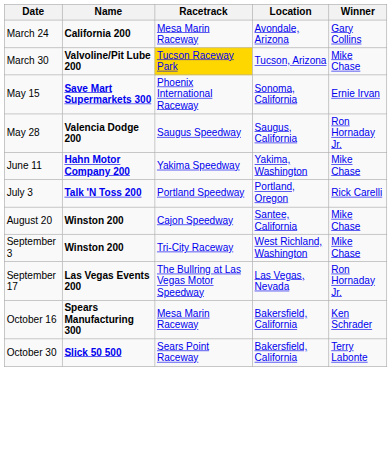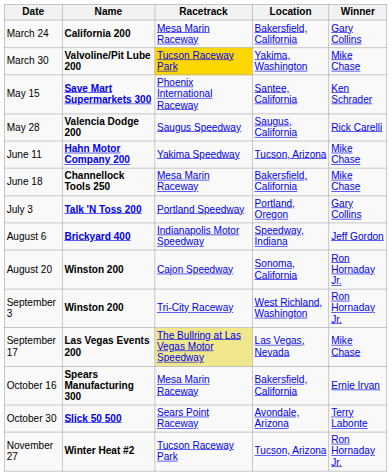(277, 34) Avondale, Arizona -> (281, 34) Bakersfield, California
(291, 61) Tucson, Arizona -> (281, 61) Yakima, Washington
(276, 94) Sonoma, California -> (276, 94) Santee, California
(356, 94) Ernie Irvan -> (352, 94) Ken Schrader
(353, 133) Ron Hornaday Jr. -> (357, 127) Rick Carelli
(281, 166) Yakima, Washington -> (291, 154) Tucson, Arizona
+ row: (25, 182)
(357, 193) Rick Carelli -> (346, 209) Gary Collins
+ row: (27, 236)
(276, 220) Santee, California -> (276, 269) Sonoma, California
(346, 220) Mike Chase -> (353, 269) Ron Hornaday Jr.
(346, 248) Mike Chase -> (353, 308) Ron Hornaday Jr.
(199, 281) no background -> (199, 347) khaki background
(353, 281) Ron Hornaday Jr. -> (346, 347) Mike Chase
(352, 319) Ken Schrader -> (356, 385) Ernie Irvan
(281, 352) Bakersfield, California -> (277, 418) Avondale, Arizona
+ row: (30, 451)
